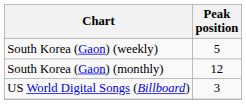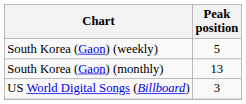(217, 68) 12 -> (217, 68) 13
